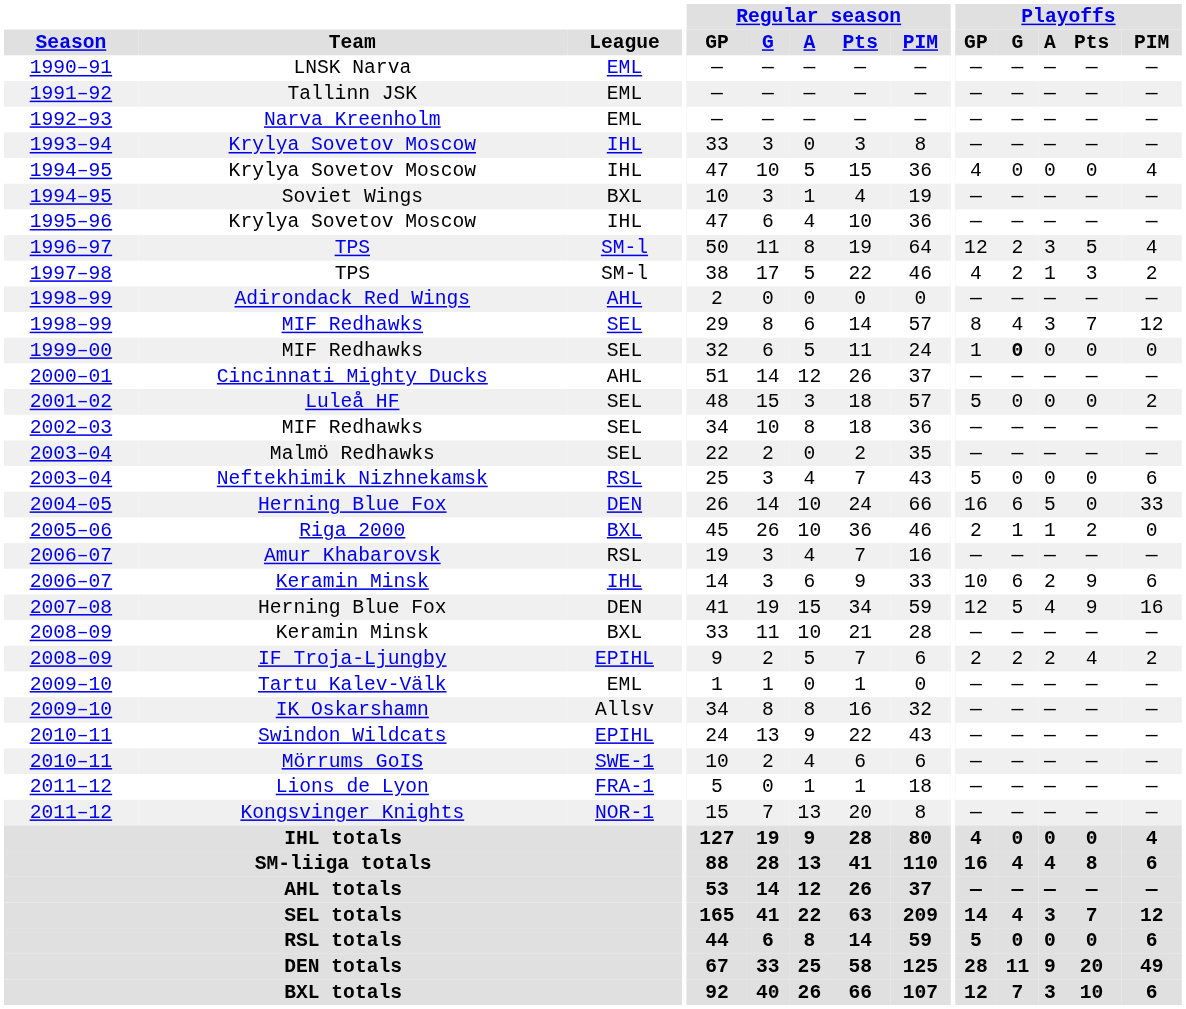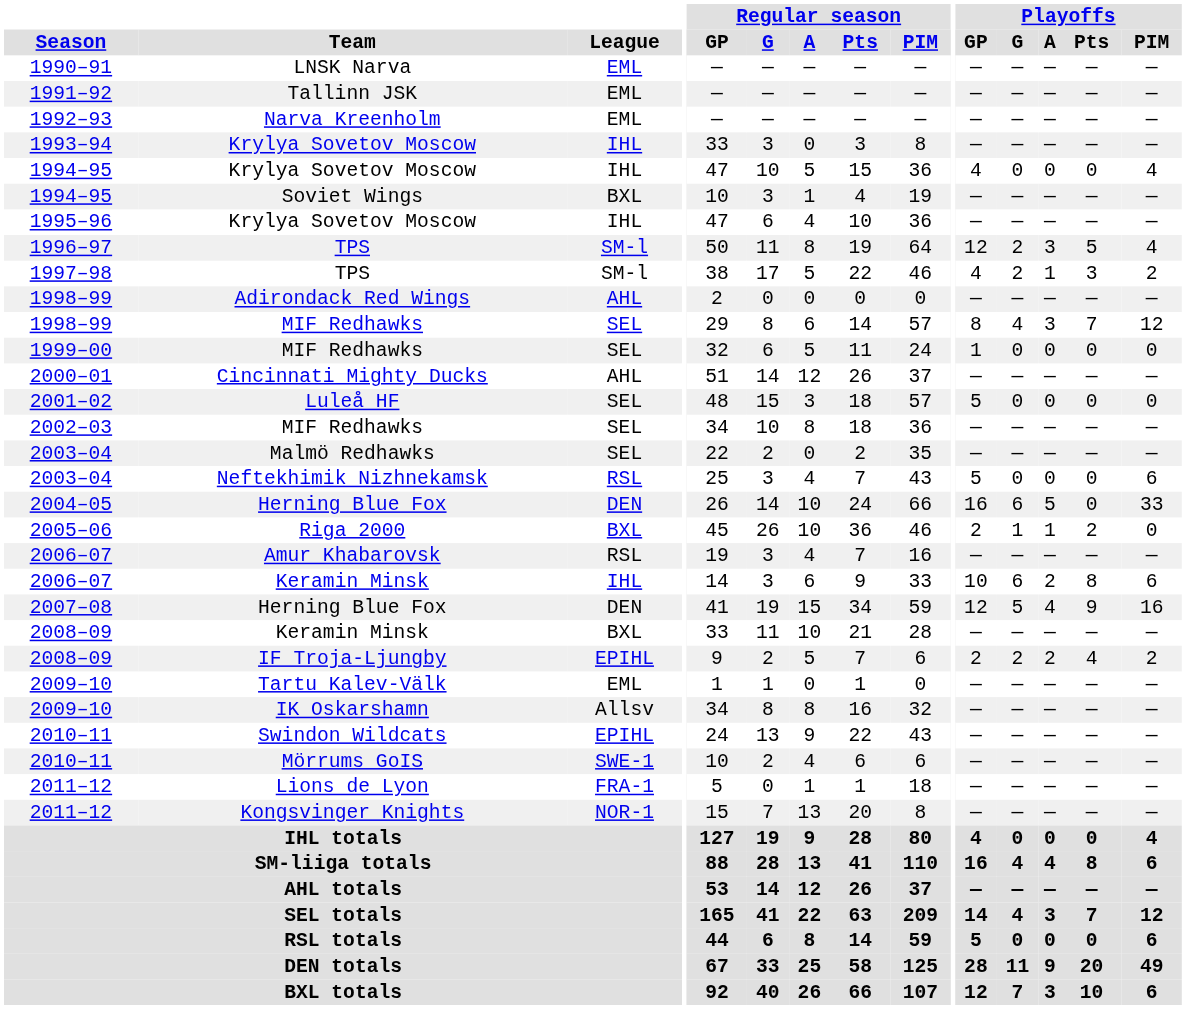(1018, 351) bold -> (1018, 351) normal
(1152, 402) 2 -> (1152, 402) 0
(1092, 582) 9 -> (1092, 582) 8
